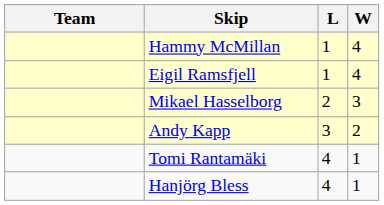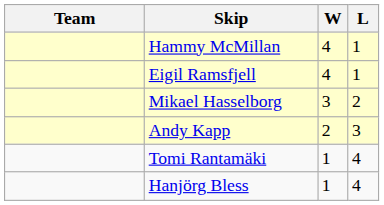columns swapped: (363, 18) <-> (333, 18)
